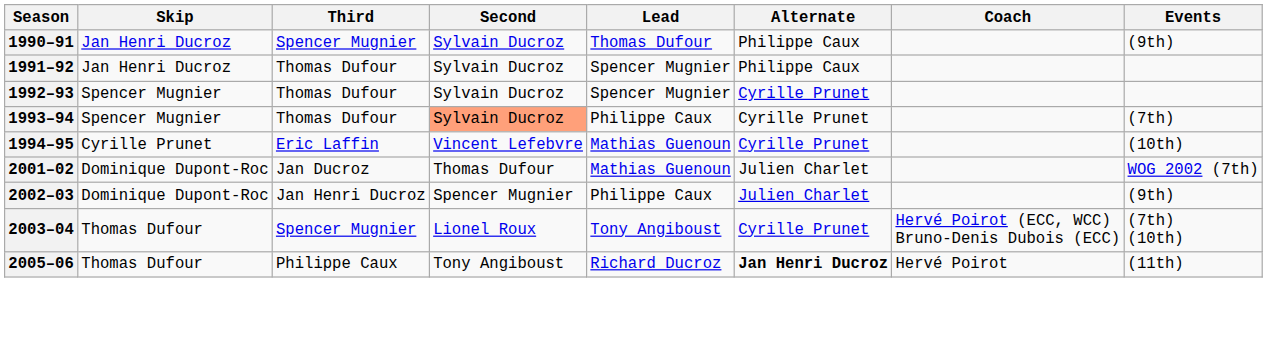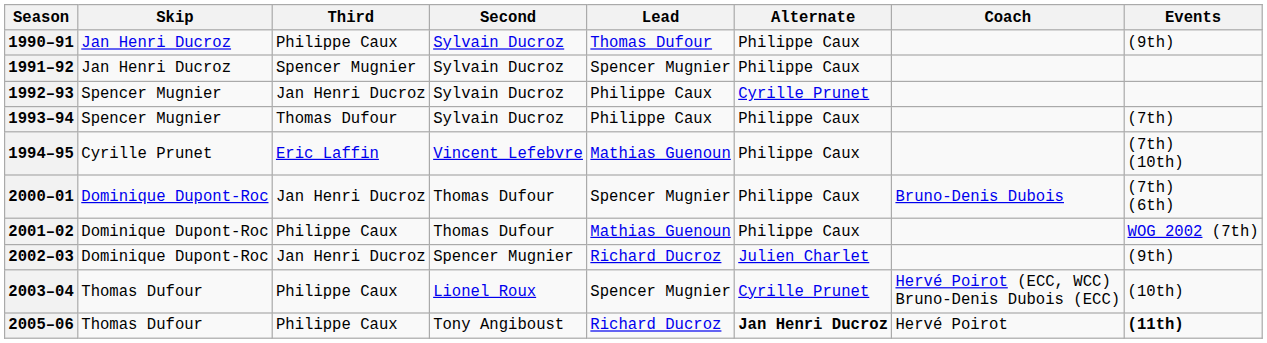(346, 43) Spencer Mugnier -> (337, 43) Philippe Caux
(337, 68) Thomas Dufour -> (346, 68) Spencer Mugnier
(337, 94) Thomas Dufour -> (351, 94) Jan Henri Ducroz
(661, 94) Spencer Mugnier -> (651, 94) Philippe Caux
(499, 119) lightsalmon background -> (499, 119) no background
(804, 119) Cyrille Prunet -> (799, 119) Philippe Caux
(804, 144) Cyrille Prunet -> (799, 153) Philippe Caux
(1156, 144) (10th) -> (1156, 153) (7th) (10th)
+ row: (41, 197)
(323, 170) Jan Ducroz -> (337, 231) Philippe Caux
(804, 170) Julien Charlet -> (799, 231) Philippe Caux
(651, 195) Philippe Caux -> (656, 257) Richard Ducroz
(346, 230) Spencer Mugnier -> (337, 291) Philippe Caux
(656, 230) Tony Angiboust -> (661, 291) Spencer Mugnier
(1156, 230) (7th) (10th) -> (1156, 291) (10th)
(1156, 264) normal -> (1156, 326) bold
